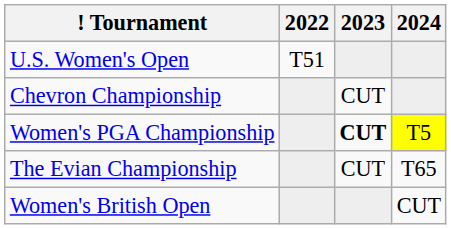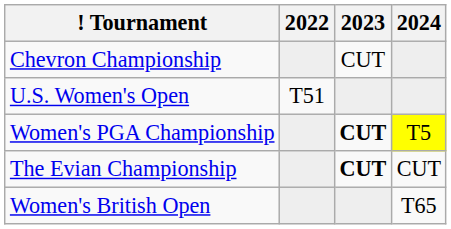rows swapped: (116, 96) <-> (99, 59)
(363, 169) normal -> (363, 169) bold
(419, 169) T65 -> (419, 169) CUT
(419, 205) CUT -> (419, 205) T65
